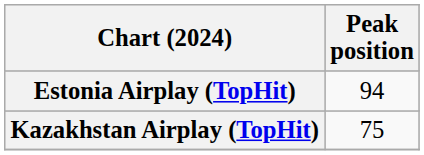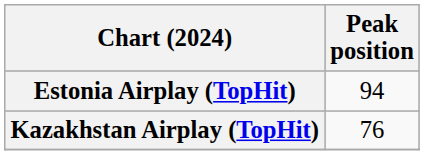(372, 129) 75 -> (372, 129) 76
